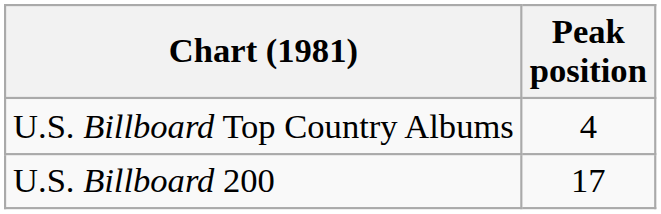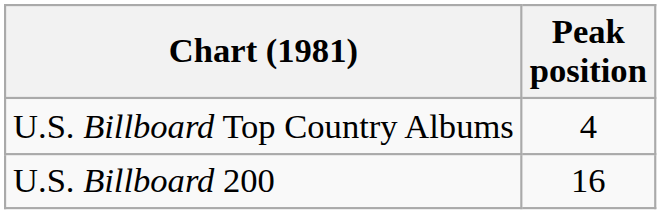(588, 180) 17 -> (588, 180) 16
